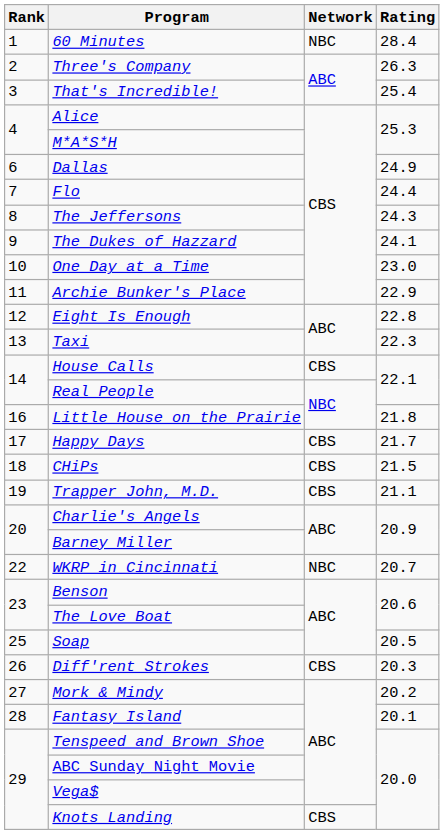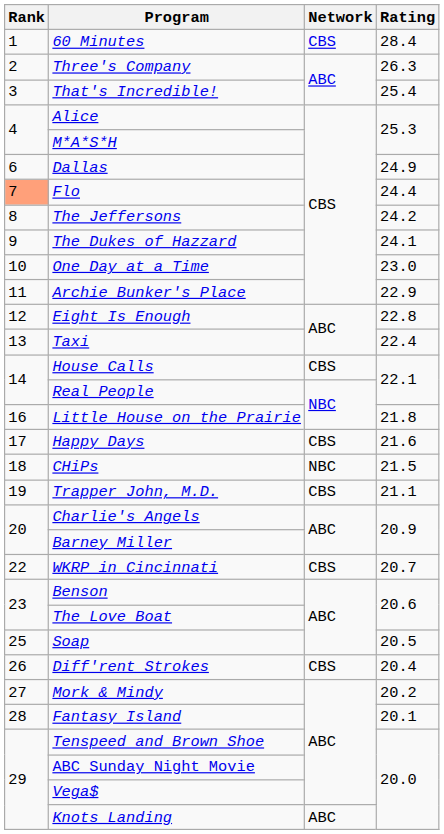(322, 42) NBC -> (322, 42) CBS
(13, 192) no background -> (13, 192) lightsalmon background
(398, 217) 24.3 -> (398, 217) 24.2
(398, 342) 22.3 -> (398, 342) 22.4
(398, 442) 21.7 -> (398, 442) 21.6
(322, 467) CBS -> (322, 467) NBC
(322, 567) NBC -> (322, 567) CBS
(398, 667) 20.3 -> (398, 667) 20.4
(322, 817) CBS -> (322, 817) ABC
